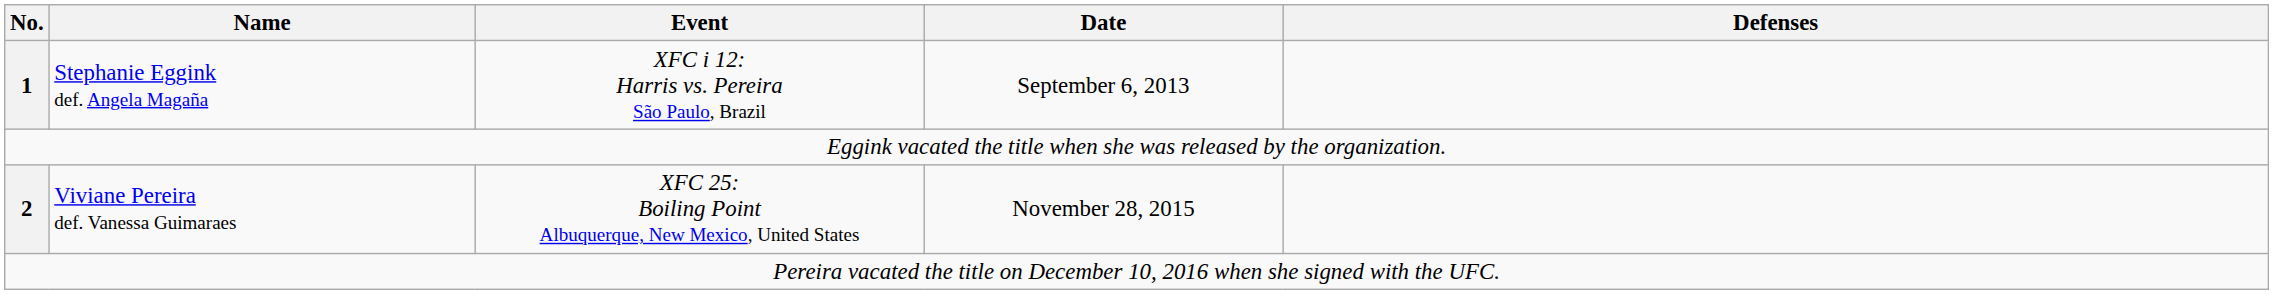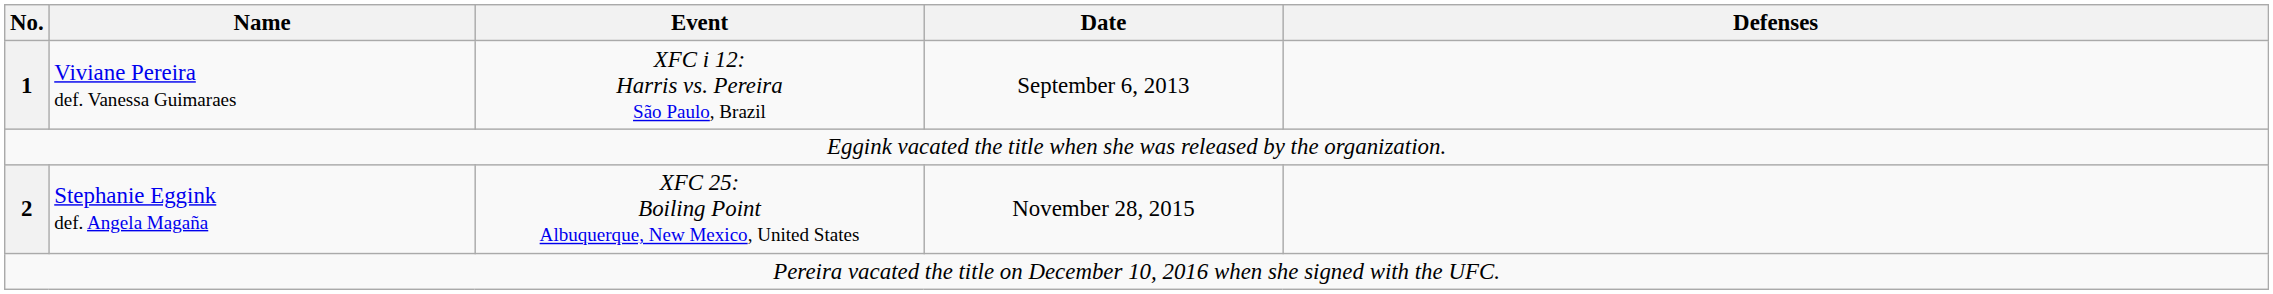(135, 84) Stephanie Eggink def. Angela Magaña -> (145, 84) Viviane Pereira def. Vanessa Guimaraes
(145, 208) Viviane Pereira def. Vanessa Guimaraes -> (135, 208) Stephanie Eggink def. Angela Magaña
